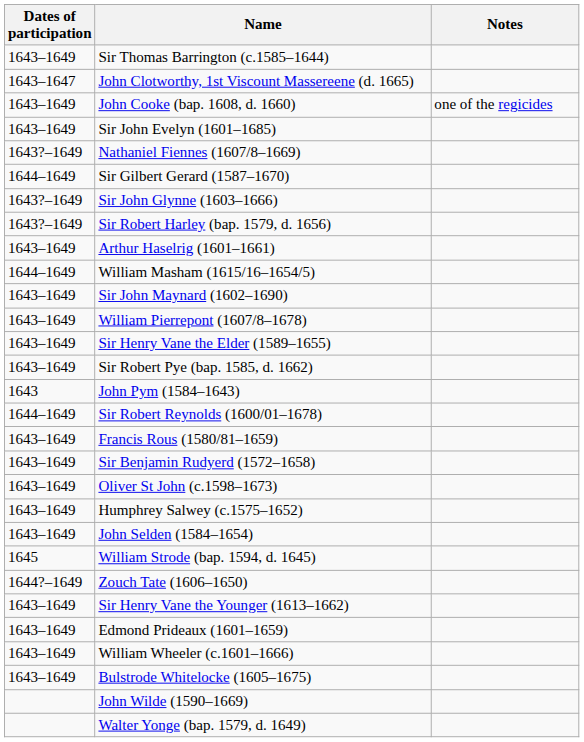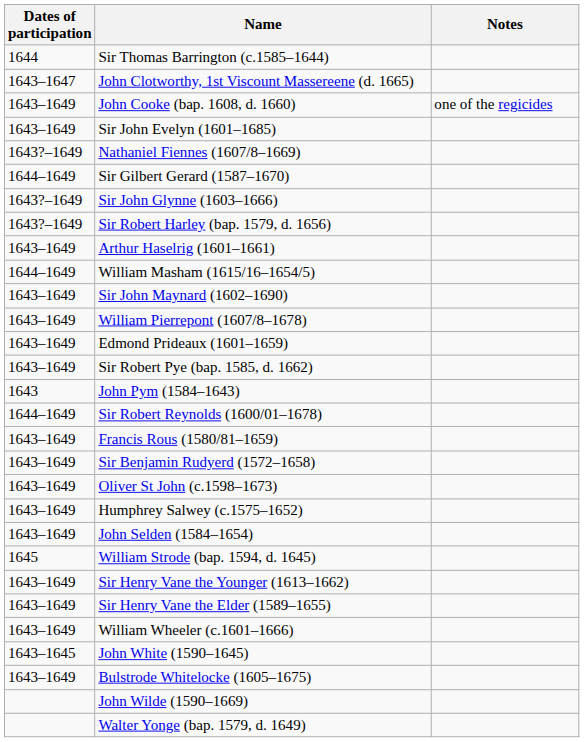(42, 57) 1643–1649 -> (23, 57) 1644
rows swapped: (193, 629) <-> (215, 343)
- row: (173, 581)
+ row: (173, 653)
